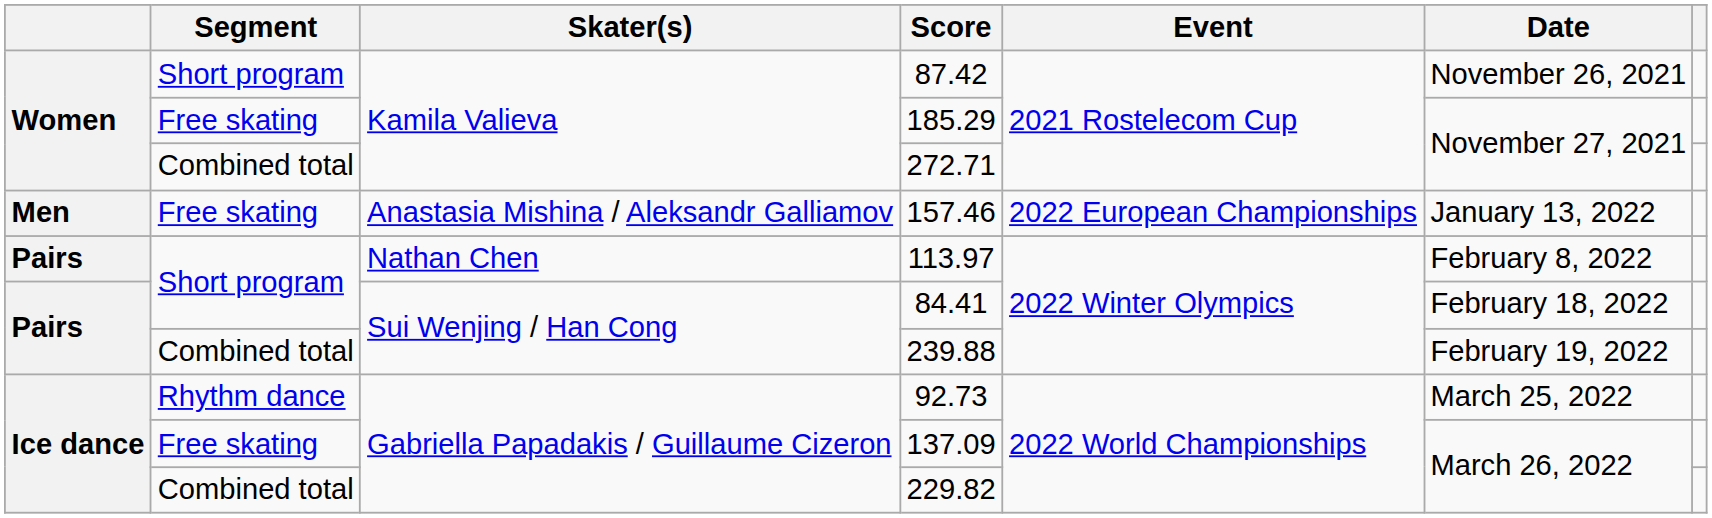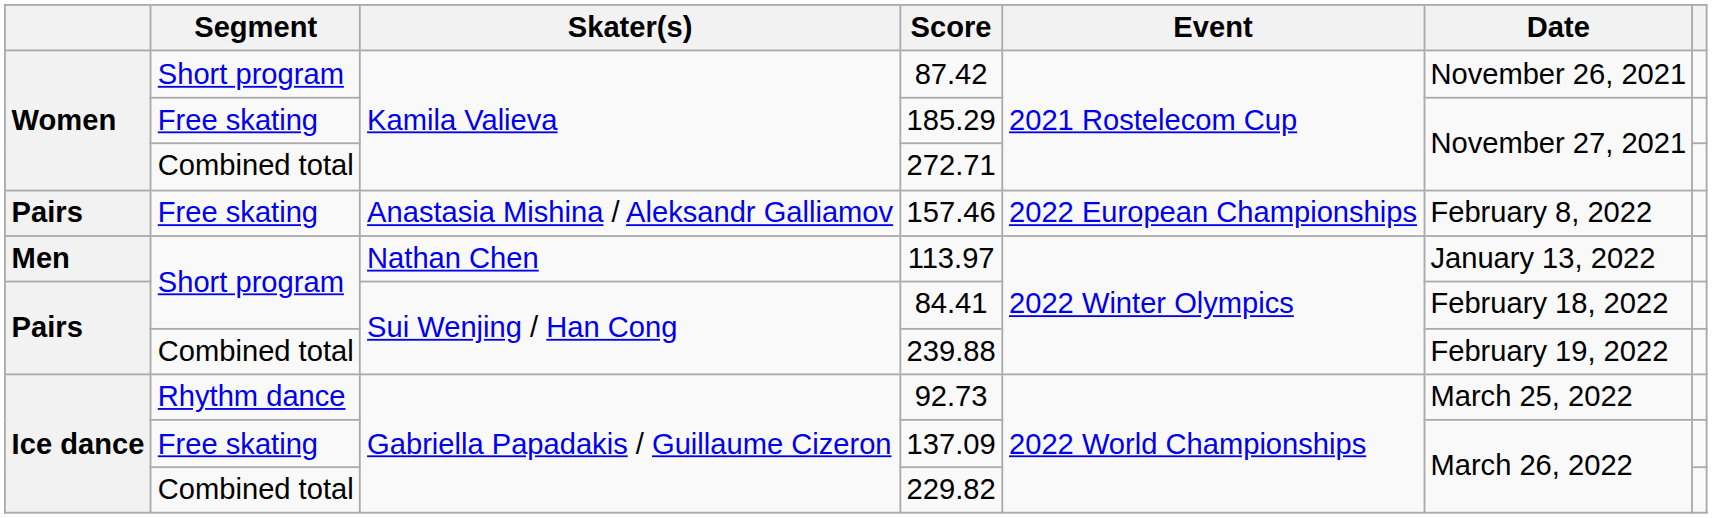(41, 212) Men -> (47, 212) Pairs
(1543, 212) January 13, 2022 -> (1541, 212) February 8, 2022
(47, 258) Pairs -> (41, 258) Men
(1541, 258) February 8, 2022 -> (1543, 258) January 13, 2022
